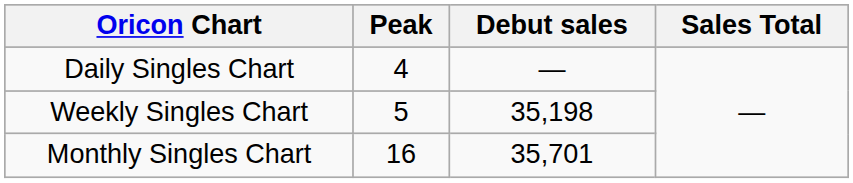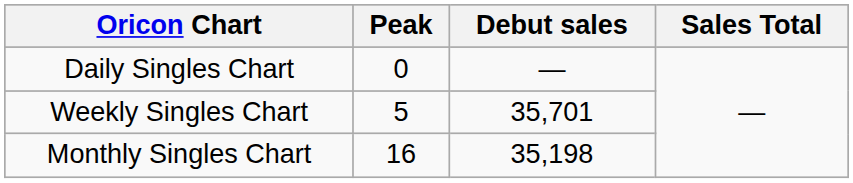(401, 68) 4 -> (401, 68) 0
(552, 111) 35,198 -> (552, 111) 35,701
(552, 154) 35,701 -> (552, 154) 35,198
